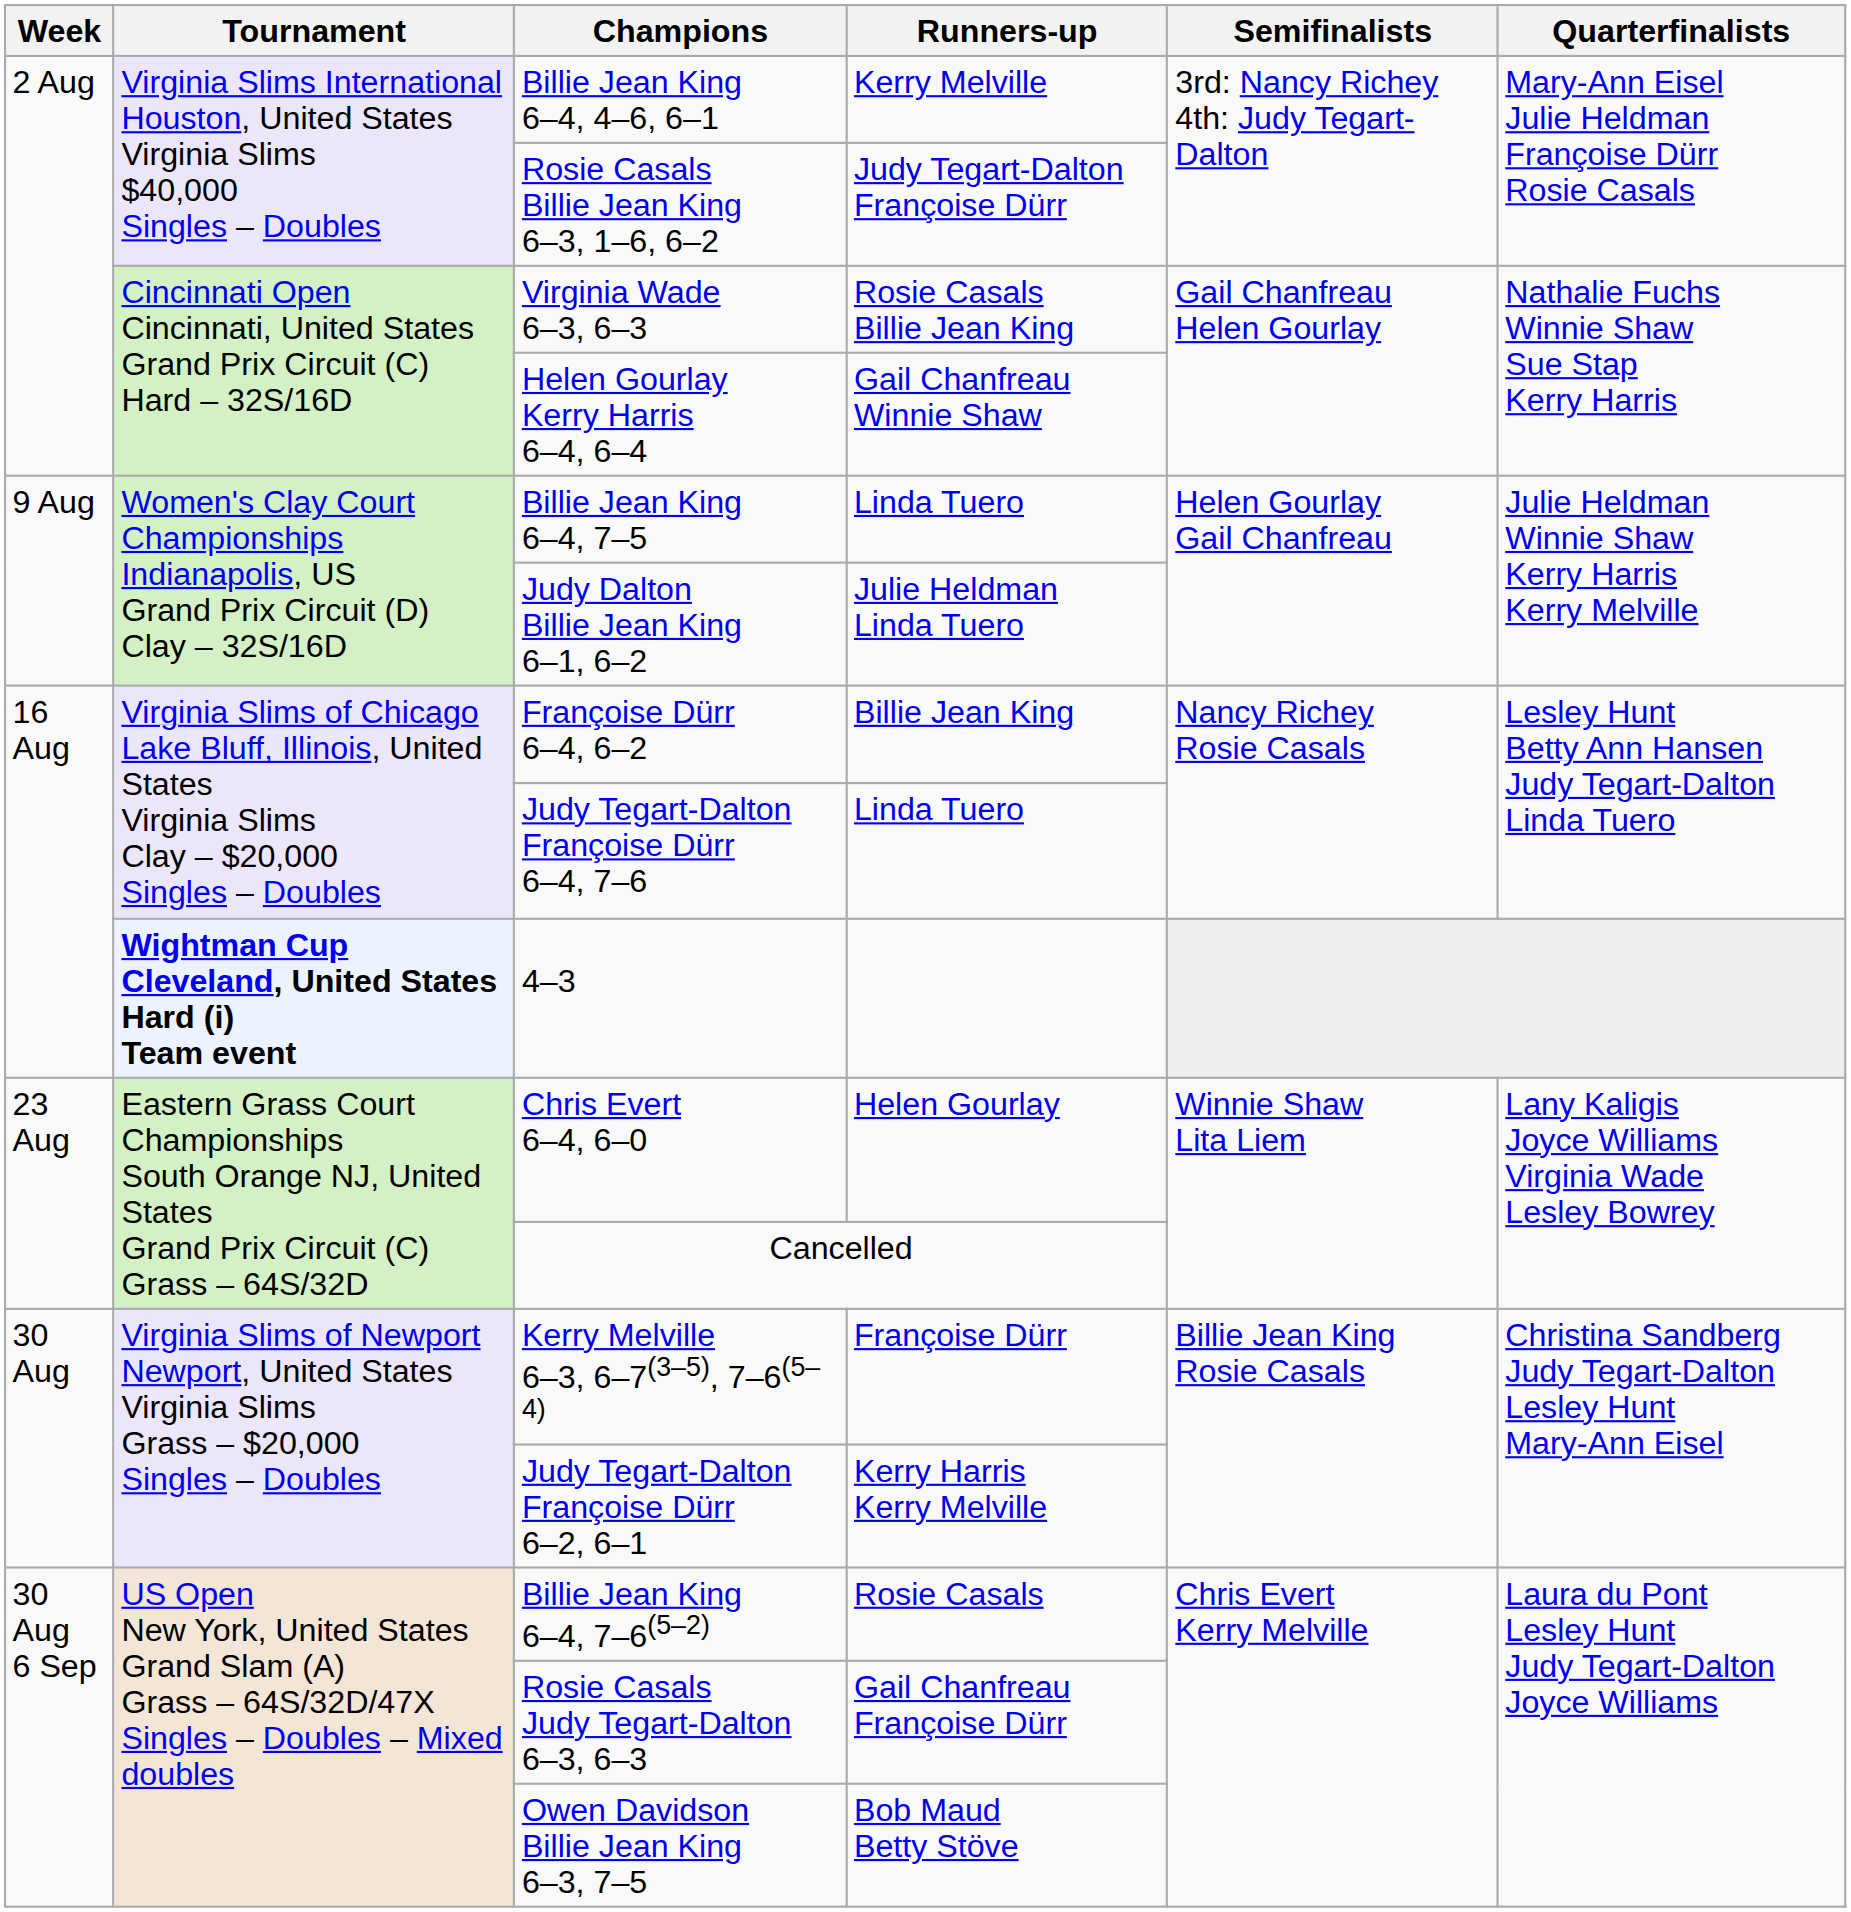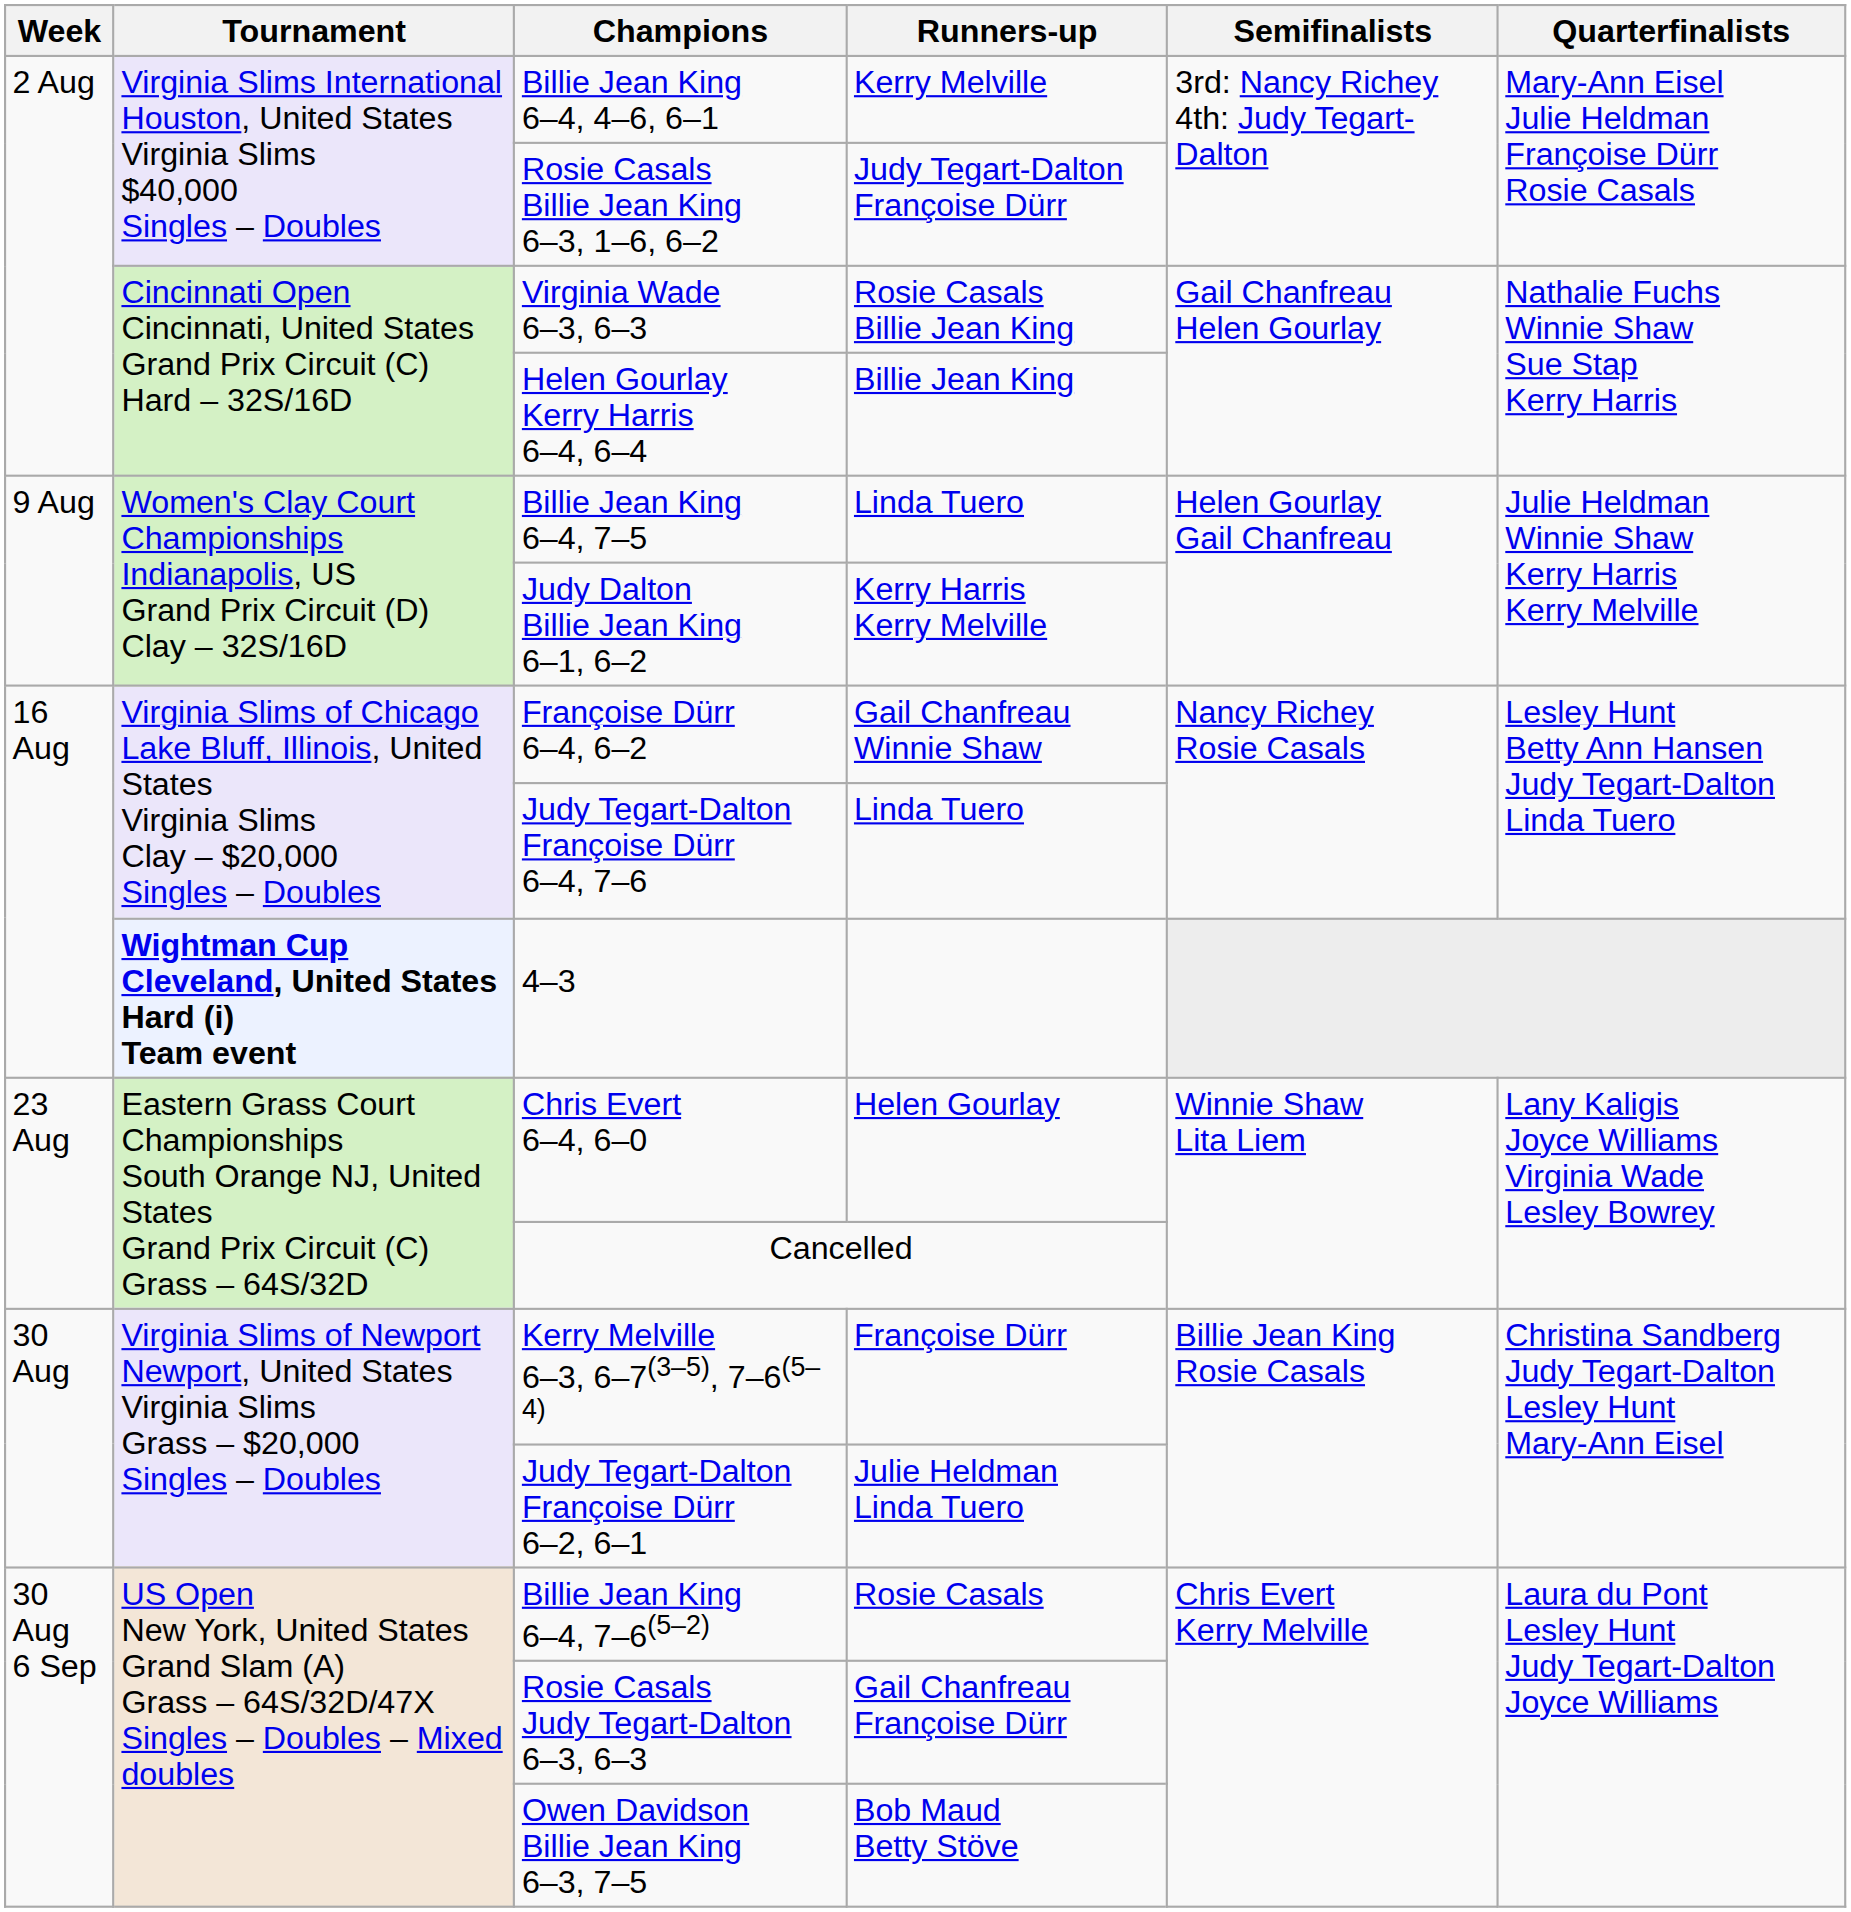(962, 397) Gail Chanfreau Winnie Shaw -> (964, 379) Billie Jean King
(956, 607) Julie Heldman Linda Tuero -> (951, 607) Kerry Harris Kerry Melville
(964, 712) Billie Jean King -> (962, 730) Gail Chanfreau Winnie Shaw
(951, 1488) Kerry Harris Kerry Melville -> (956, 1488) Julie Heldman Linda Tuero
